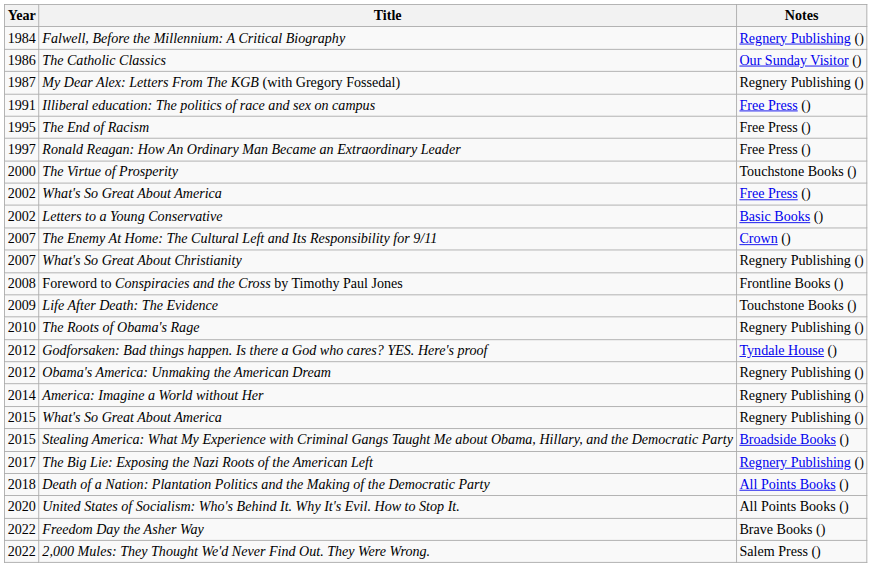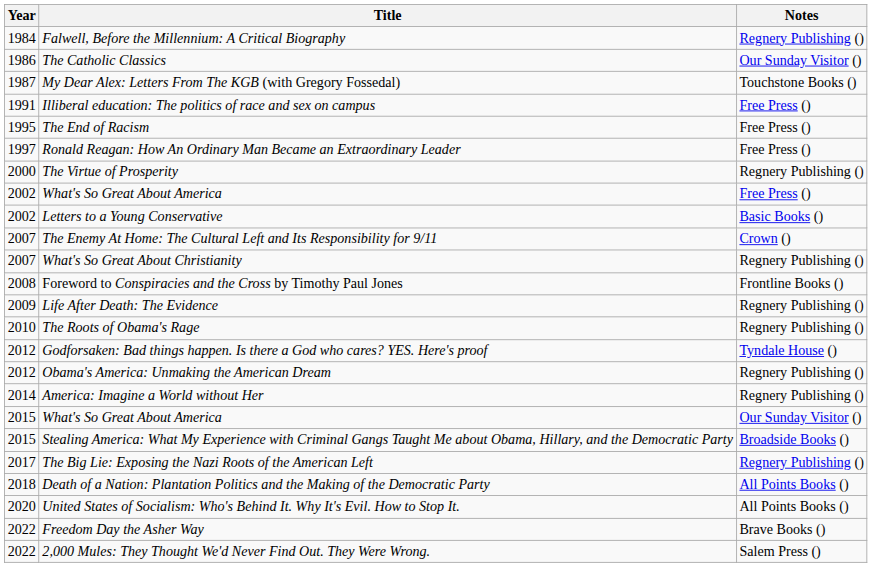(802, 82) Regnery Publishing () -> (798, 82) Touchstone Books ()
(798, 171) Touchstone Books () -> (802, 171) Regnery Publishing ()
(798, 305) Touchstone Books () -> (802, 305) Regnery Publishing ()
(802, 417) Regnery Publishing () -> (800, 417) Our Sunday Visitor ()
